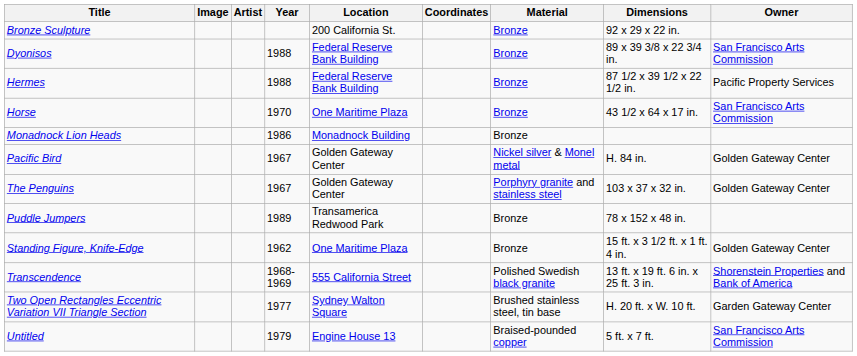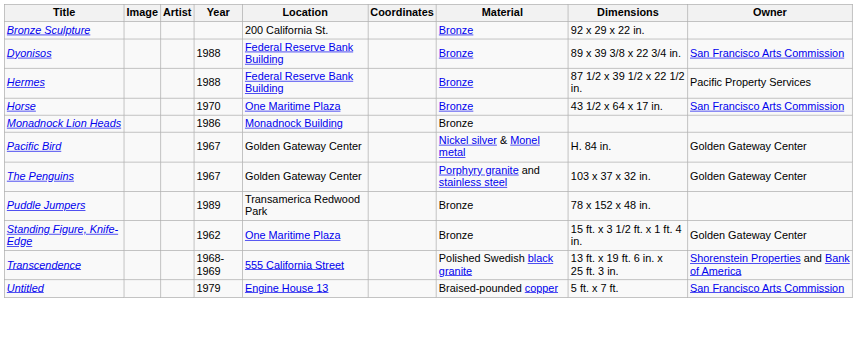- row: (84, 306)
